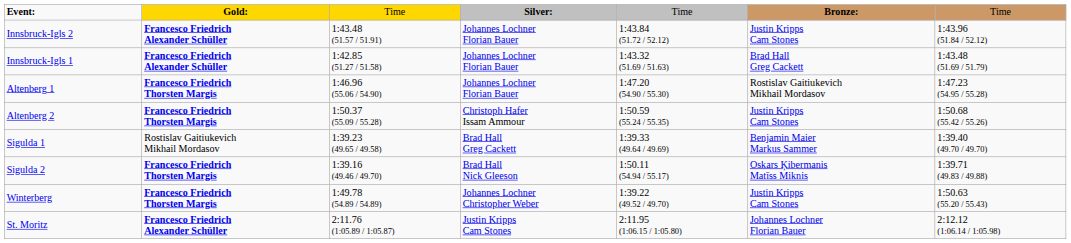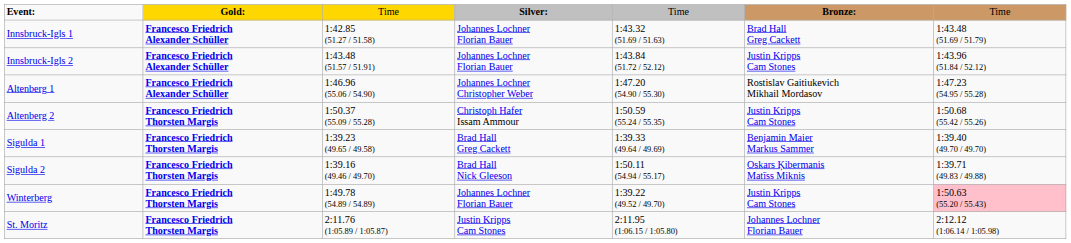rows swapped: (40, 61) <-> (40, 34)
(188, 88) Francesco Friedrich Thorsten Margis -> (189, 88) Francesco Friedrich Alexander Schüller
(499, 88) Johannes Lochner Florian Bauer -> (495, 88) Johannes Lochner Christopher Weber
(190, 143) Rostislav Gaitiukevich Mikhail Mordasov -> (189, 143) Francesco Friedrich Thorsten Margis
(501, 198) Johannes Lochner Christopher Weber -> (494, 198) Johannes Lochner Florian Bauer
(962, 198) no background -> (961, 198) pink background
(188, 225) Francesco Friedrich Alexander Schüller -> (189, 225) Francesco Friedrich Thorsten Margis
